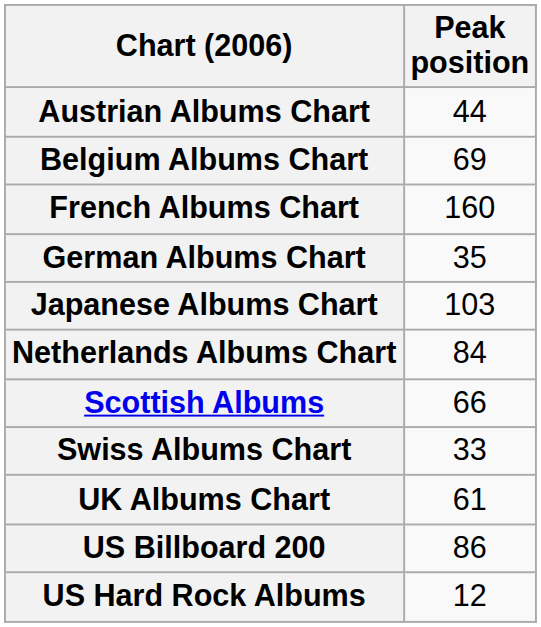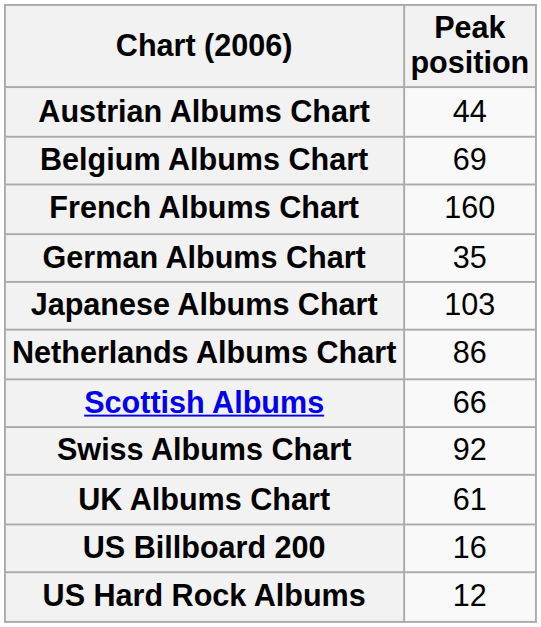(470, 353) 84 -> (470, 353) 86
(470, 450) 33 -> (470, 450) 92
(470, 547) 86 -> (470, 547) 16
